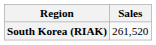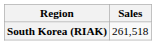(130, 31) 261,520 -> (130, 31) 261,518
